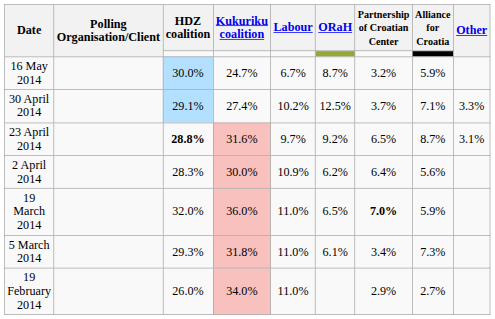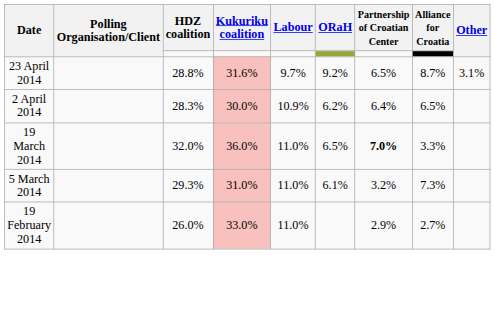- row: (29, 73)
- row: (29, 106)
(188, 139) bold -> (188, 73) normal
(433, 172) 5.6% -> (433, 106) 6.5%
(433, 211) 5.9% -> (433, 146) 3.3%
(242, 251) 31.8% -> (242, 185) 31.0%
(384, 251) 3.4% -> (384, 185) 3.2%
(242, 291) 34.0% -> (242, 225) 33.0%
